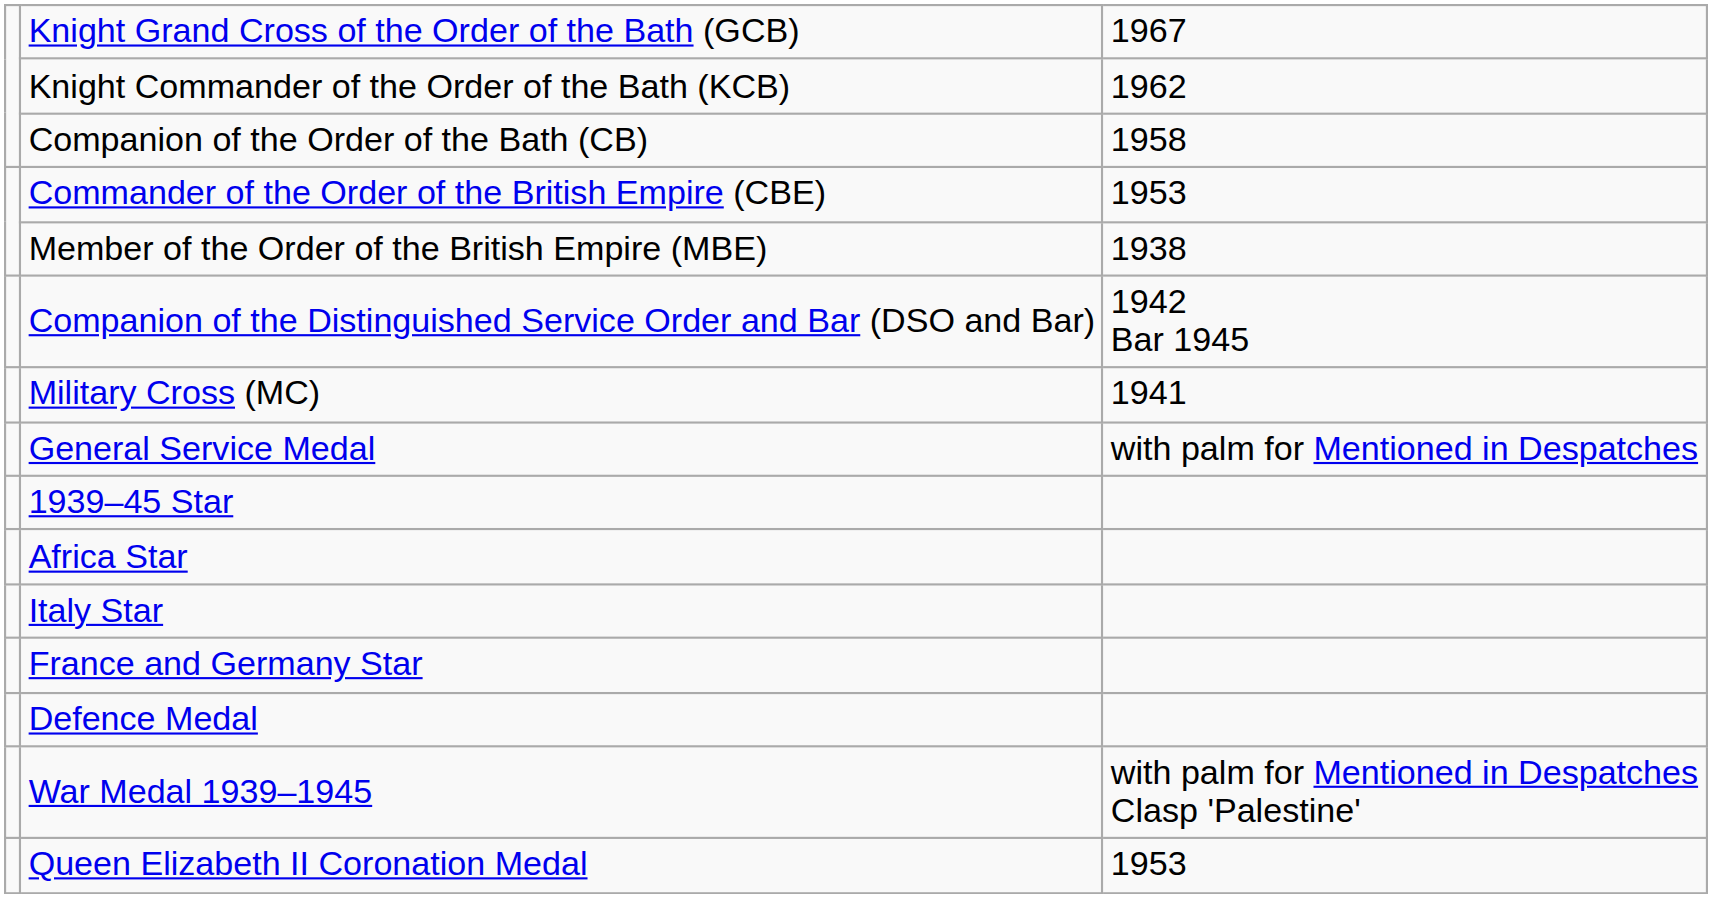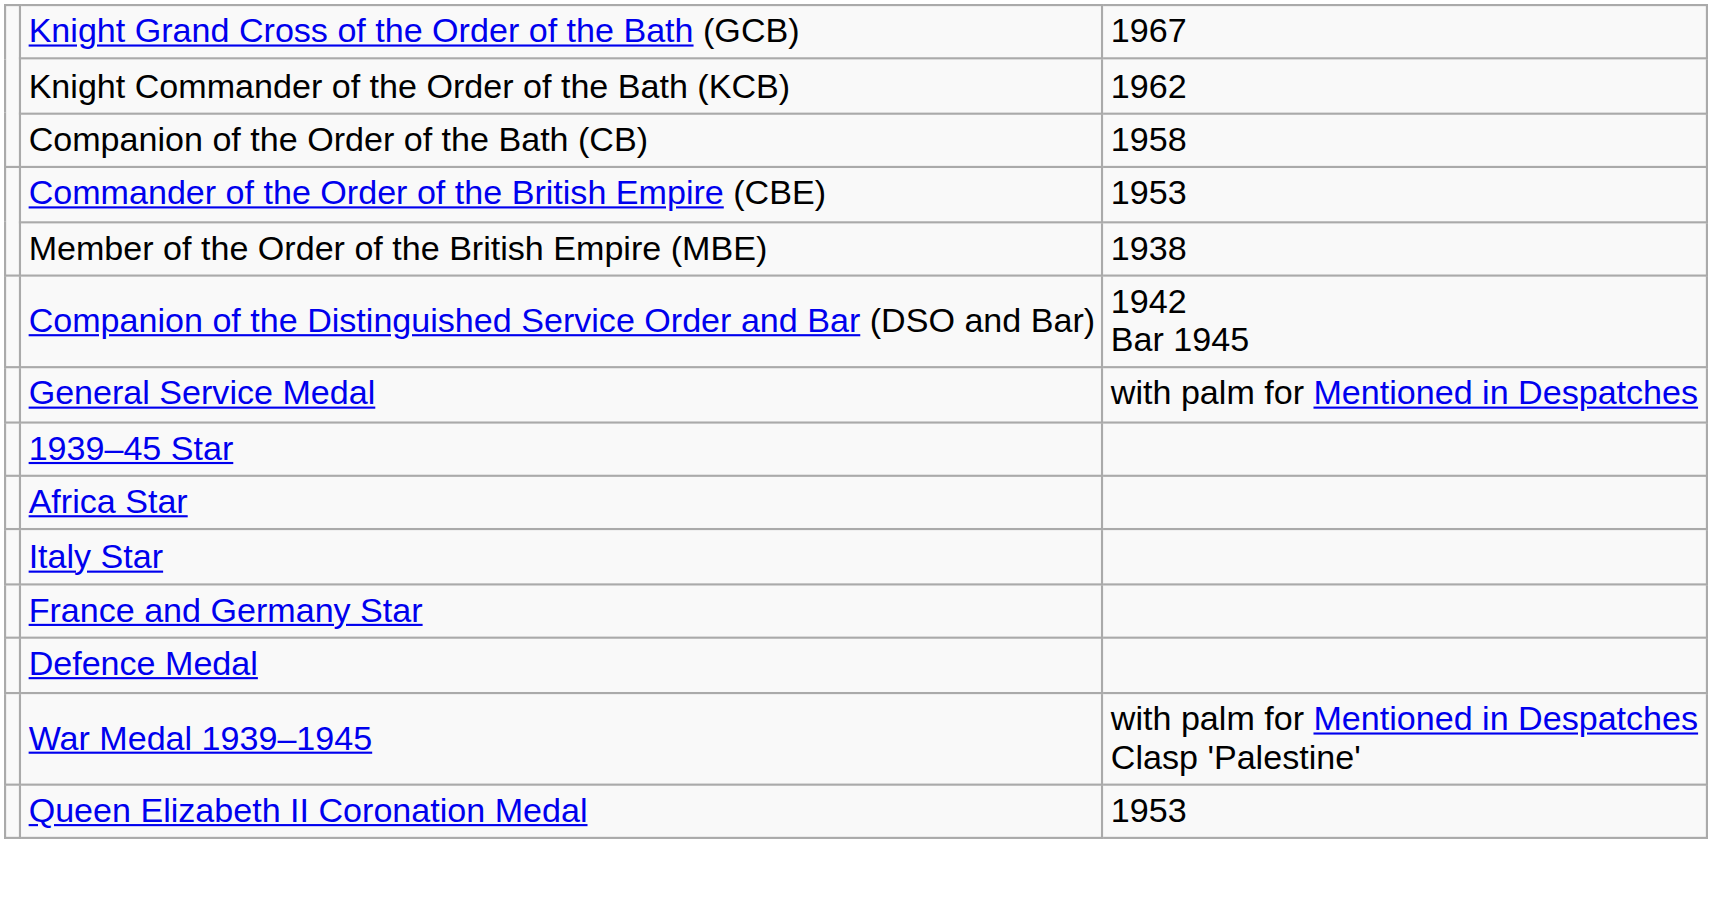- row: (174, 394)
